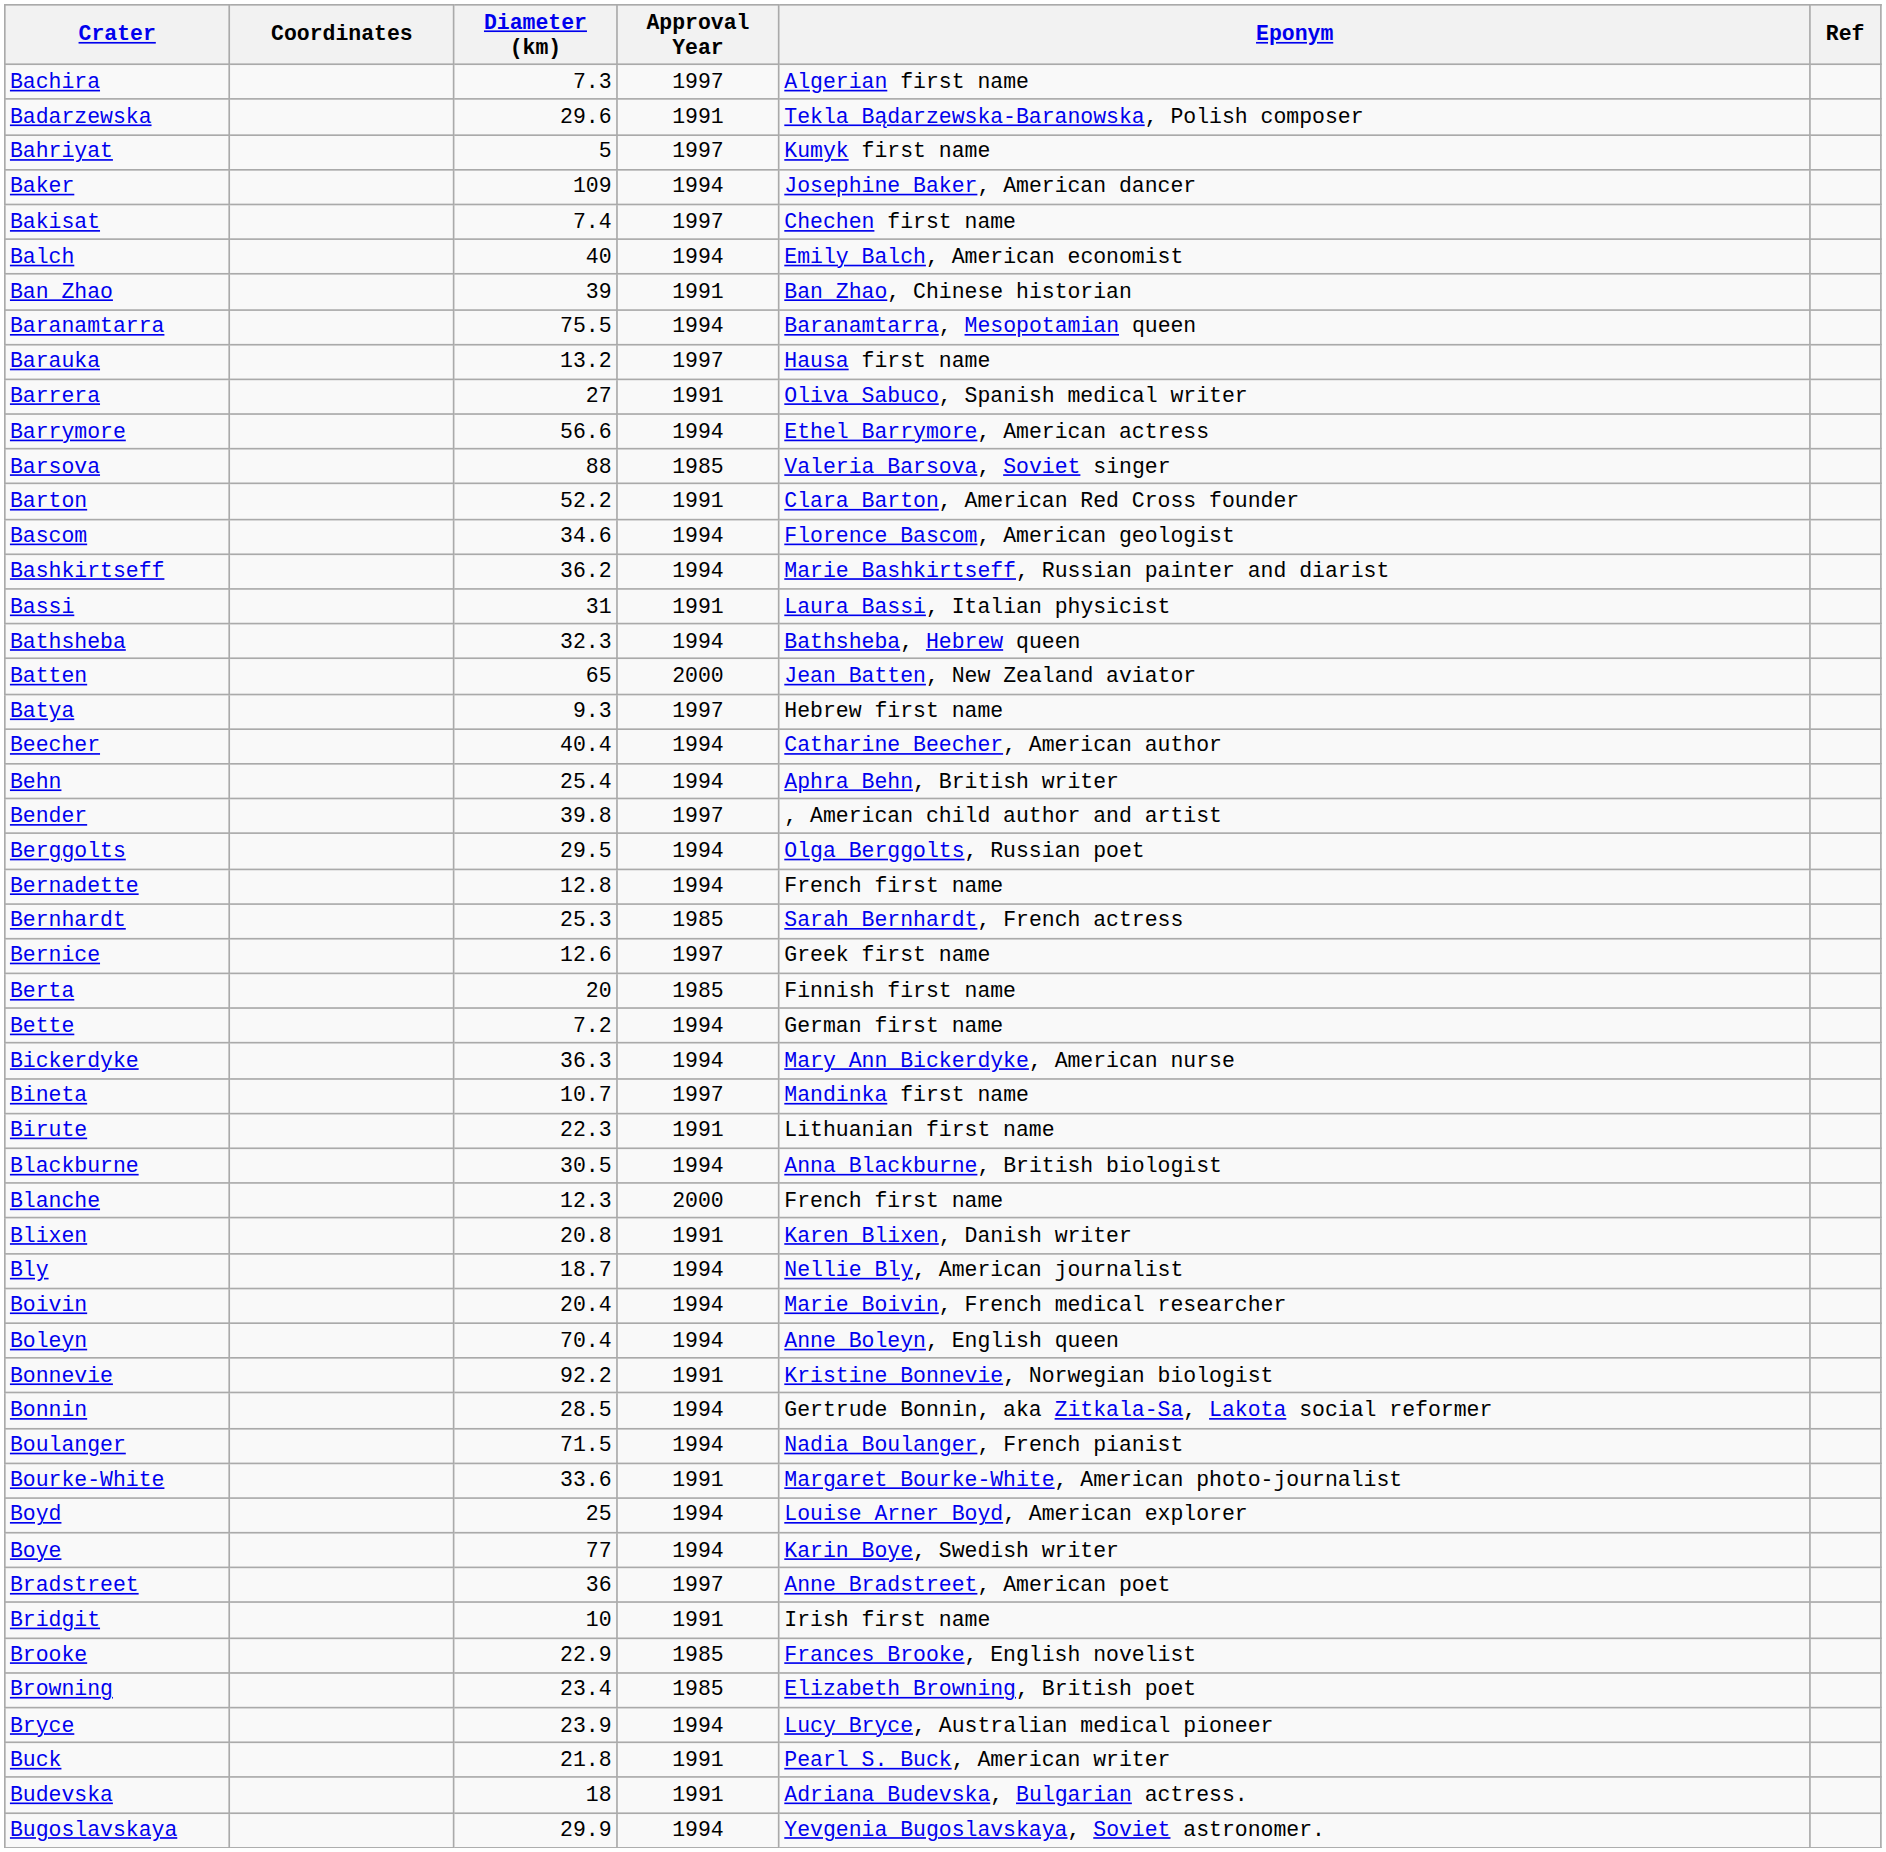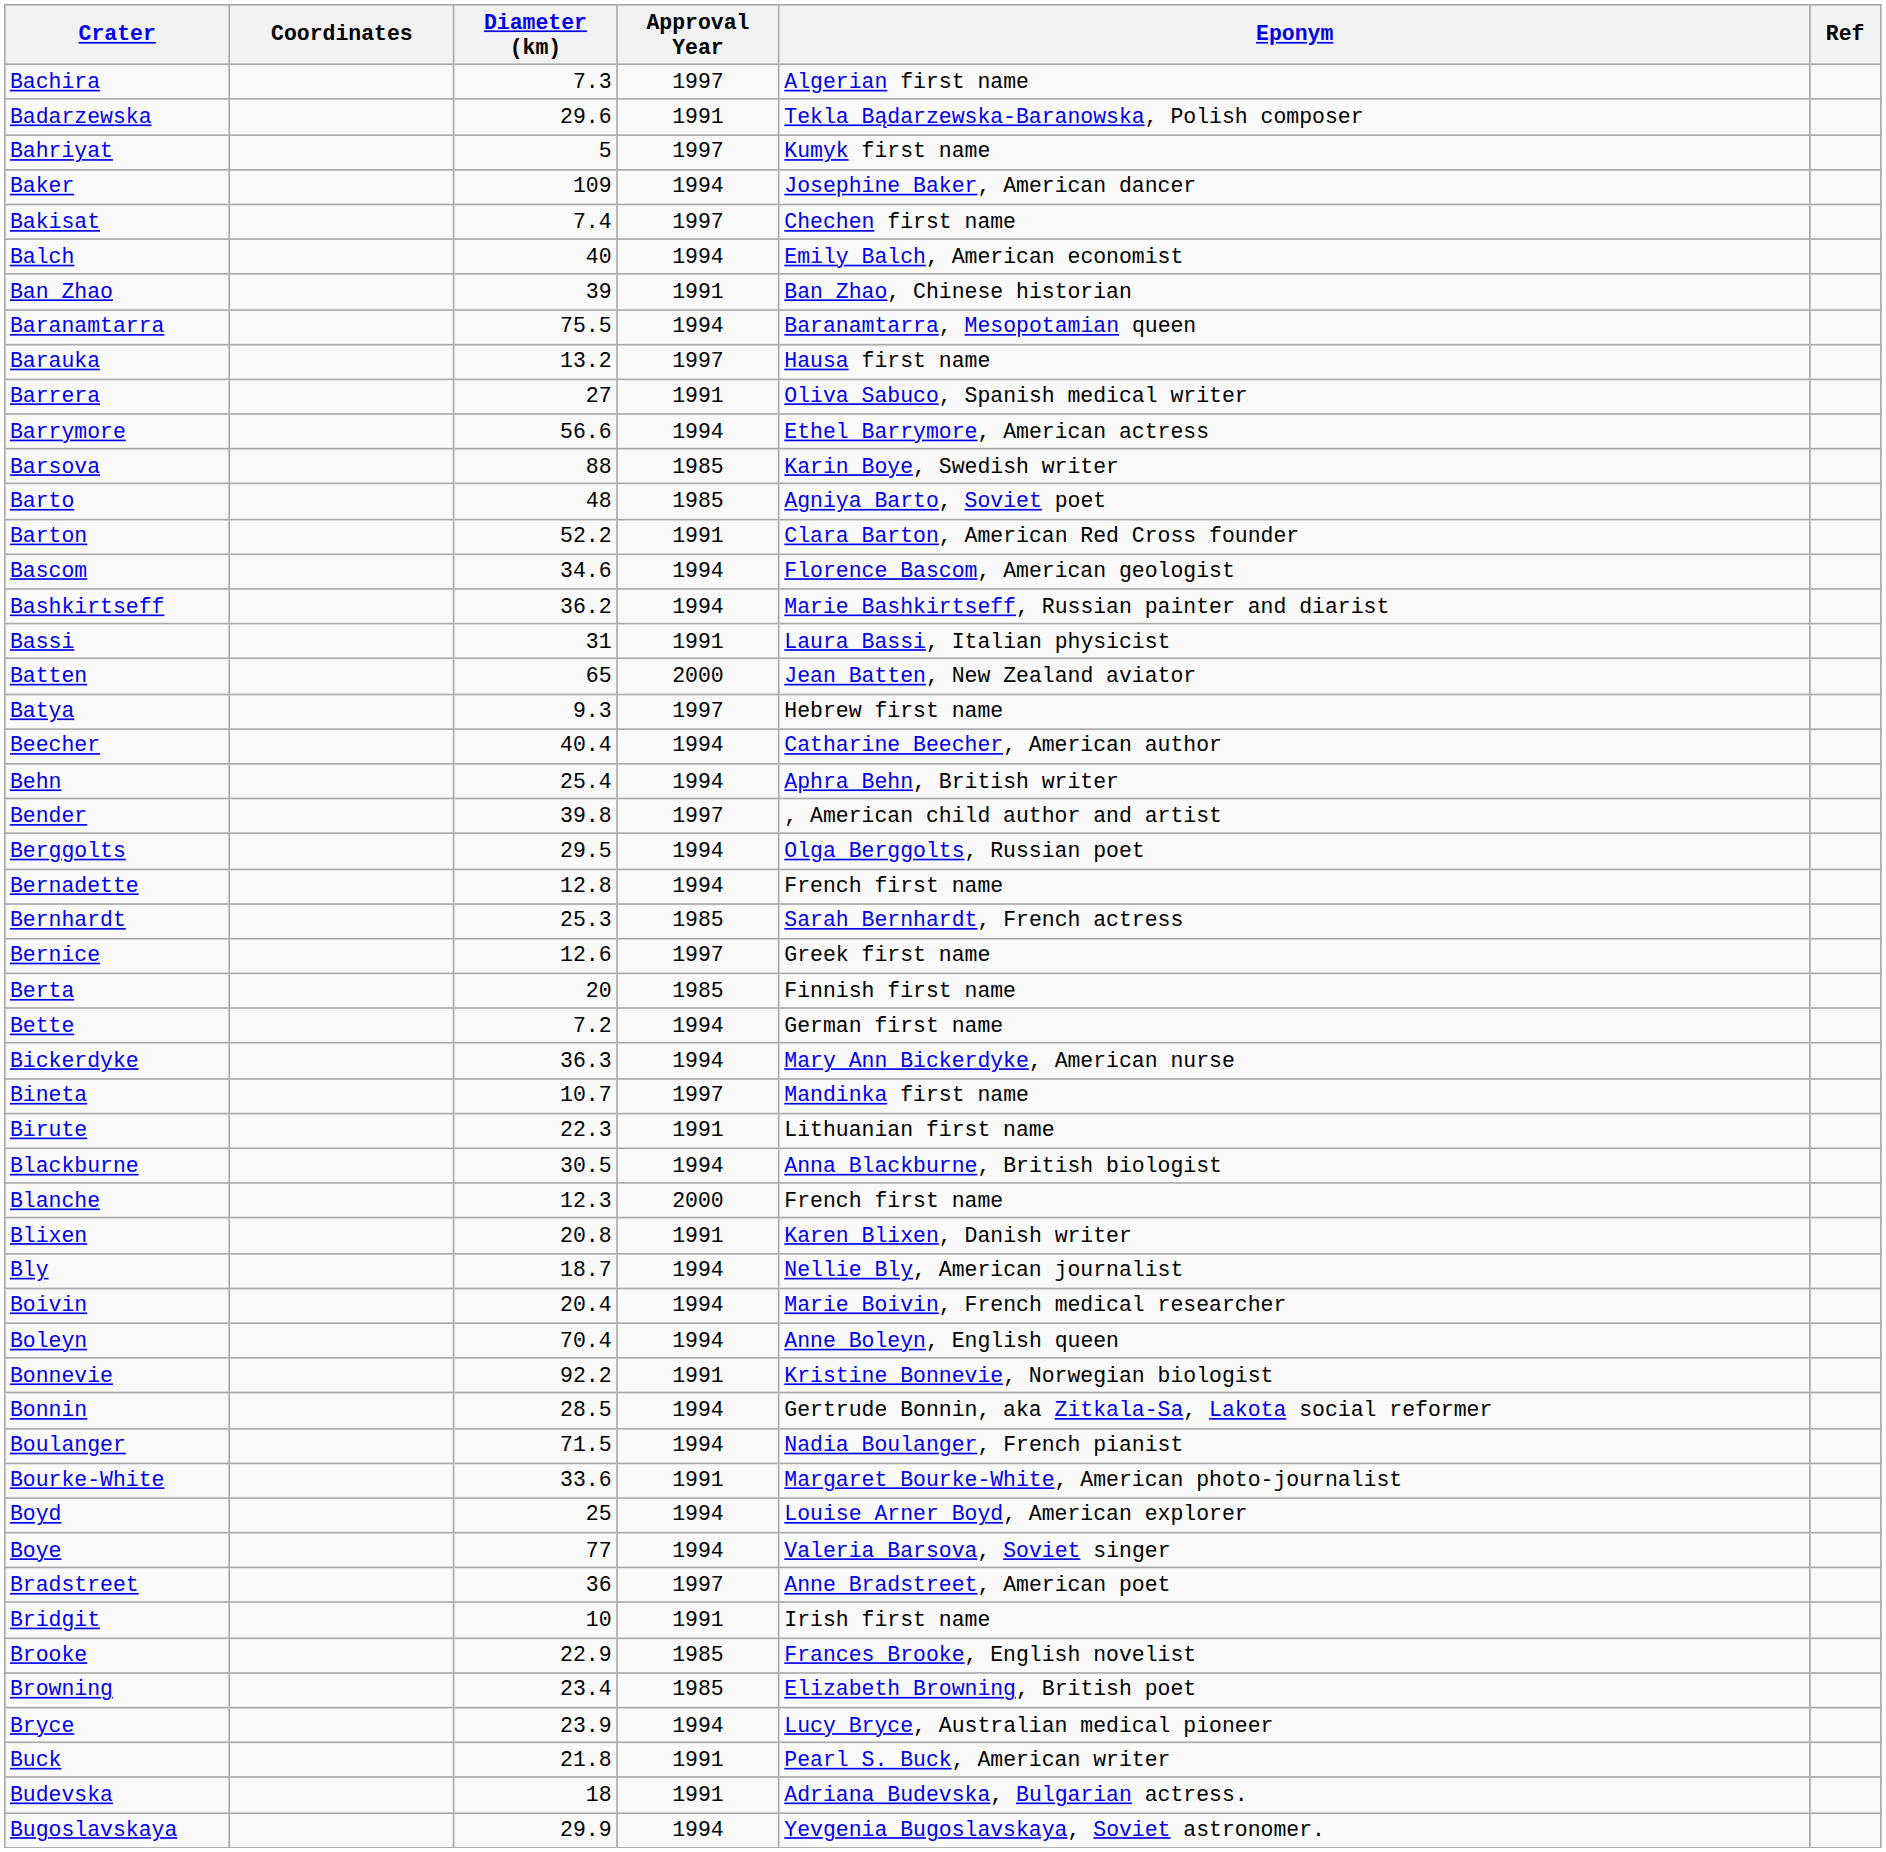(977, 467) Valeria Barsova, Soviet singer -> (952, 467) Karin Boye, Swedish writer
+ row: (42, 502)
- row: (68, 641)
(952, 1550) Karin Boye, Swedish writer -> (977, 1550) Valeria Barsova, Soviet singer
